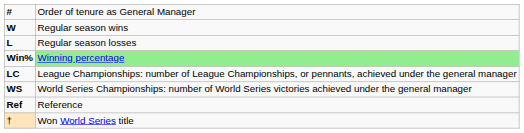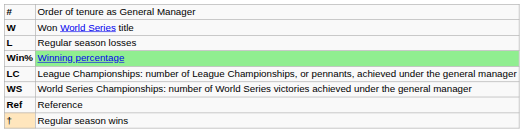(83, 27) Regular season wins -> (86, 27) Won World Series title
(86, 120) Won World Series title -> (83, 120) Regular season wins
